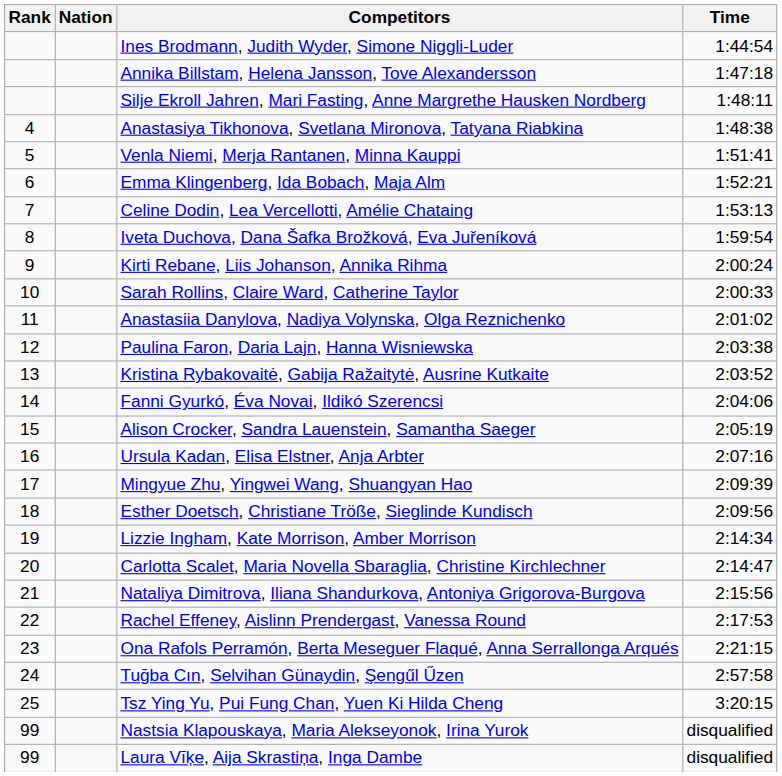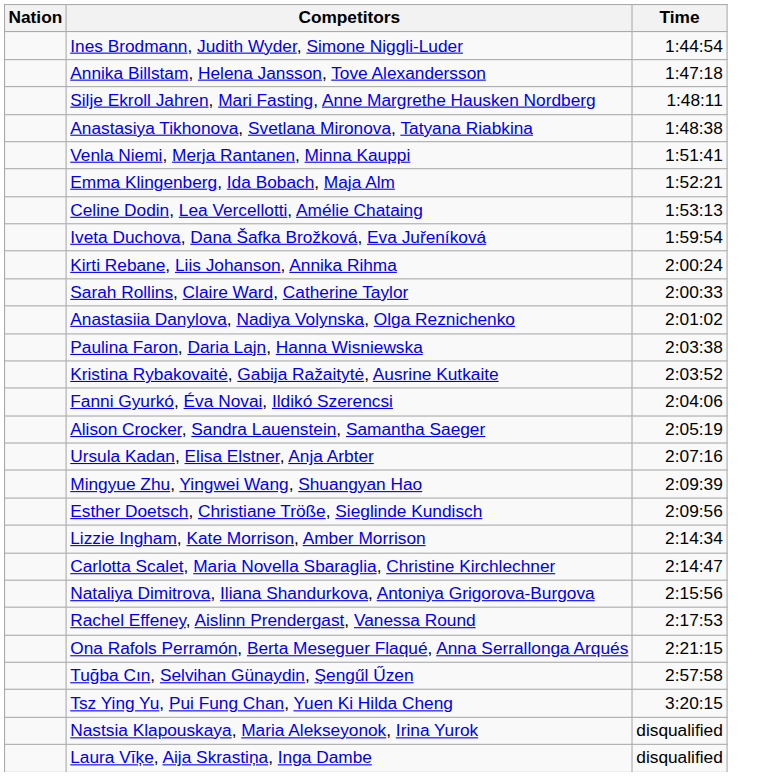- column: (30, 18)
